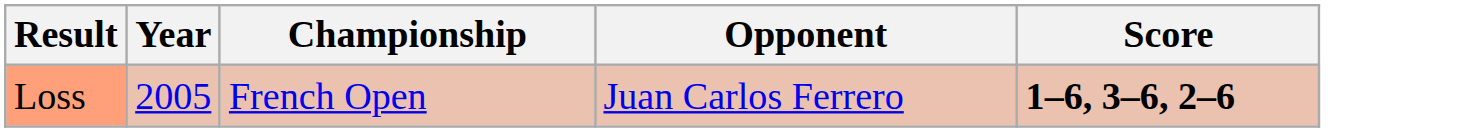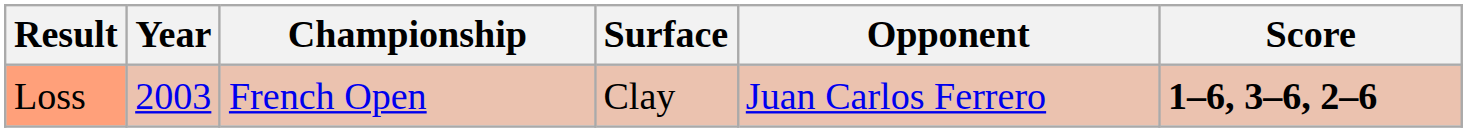+ column: (666, 34)
(173, 95) 2005 -> (173, 95) 2003
